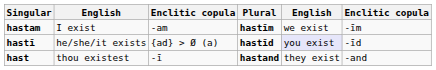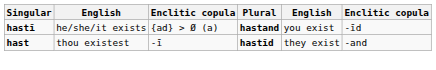- row: (23, 27)
(257, 42) hastīd -> (259, 27) hastand
(309, 42) lavender background -> (309, 27) no background
(259, 58) hastand -> (257, 42) hastīd
